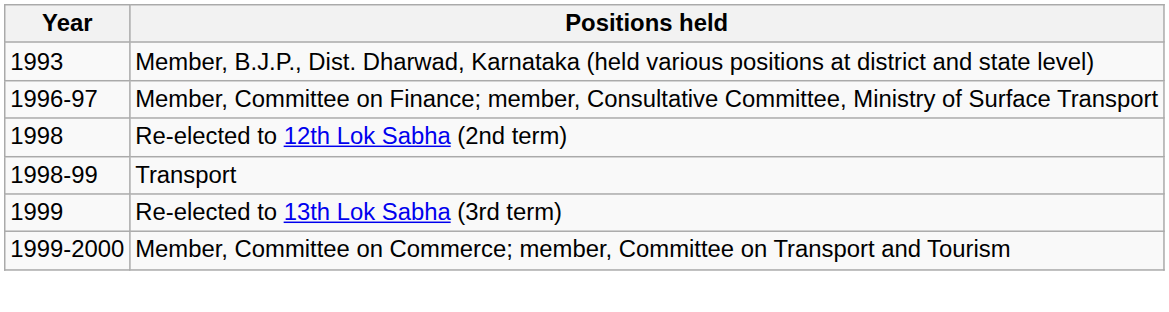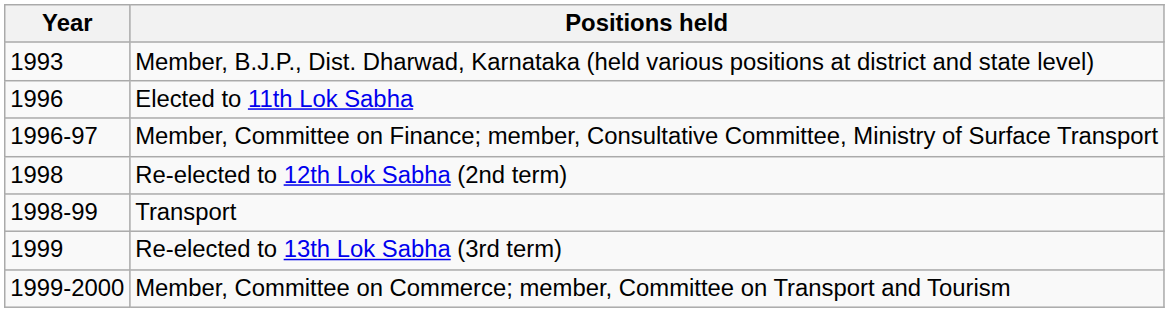+ row: (274, 99)
